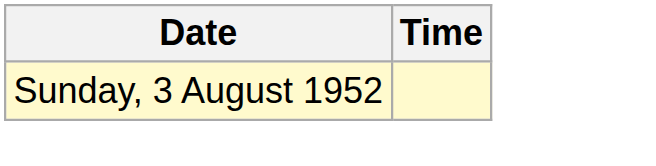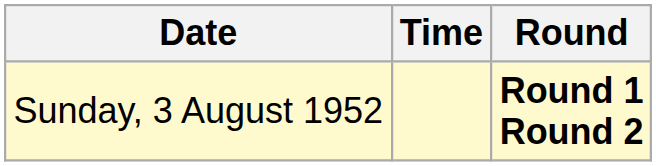+ column: (572, 33)
